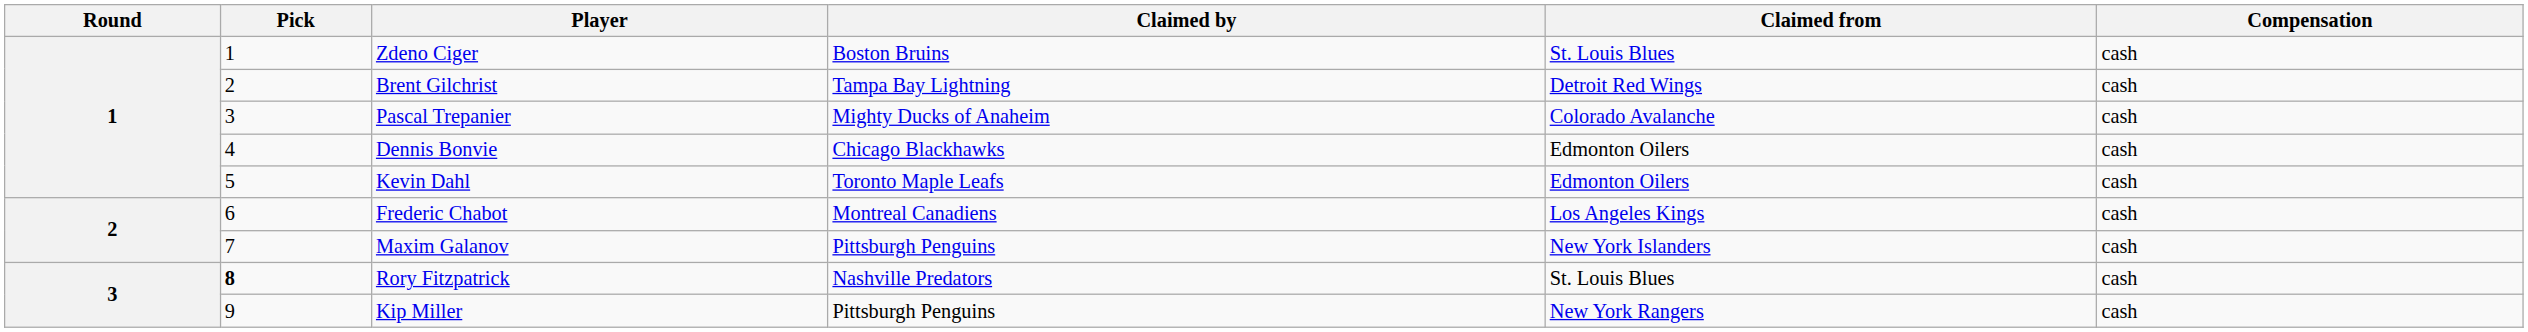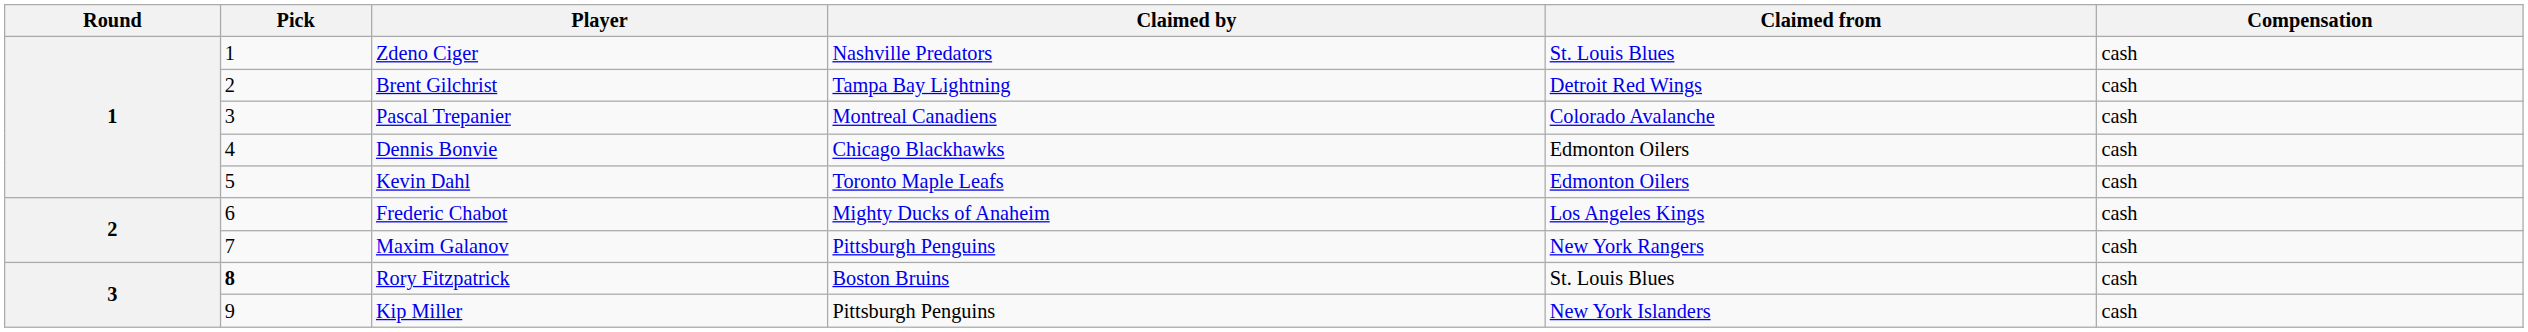(891, 52) Boston Bruins -> (912, 52) Nashville Predators
(941, 117) Mighty Ducks of Anaheim -> (915, 117) Montreal Canadiens
(915, 213) Montreal Canadiens -> (941, 213) Mighty Ducks of Anaheim
(1630, 246) New York Islanders -> (1627, 246) New York Rangers
(912, 278) Nashville Predators -> (891, 278) Boston Bruins
(1627, 310) New York Rangers -> (1630, 310) New York Islanders
